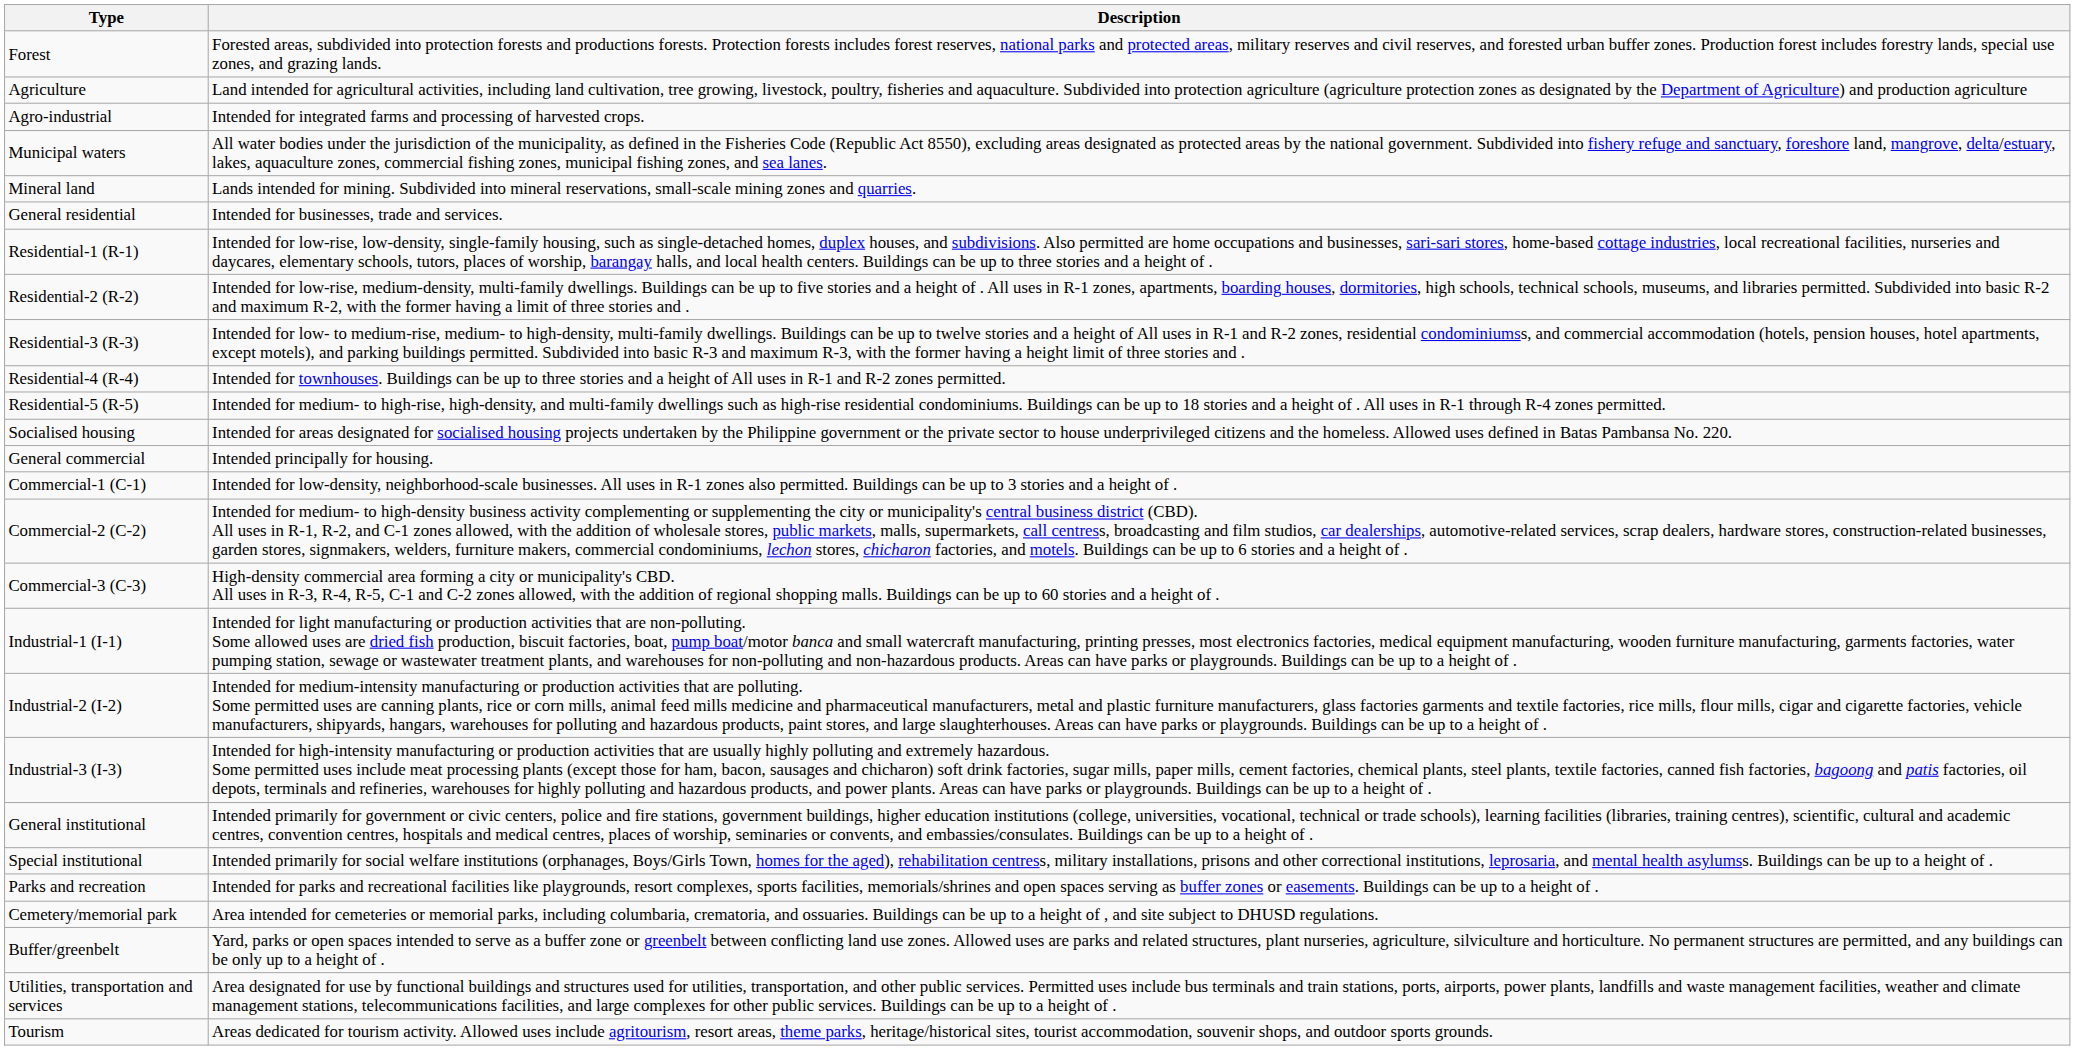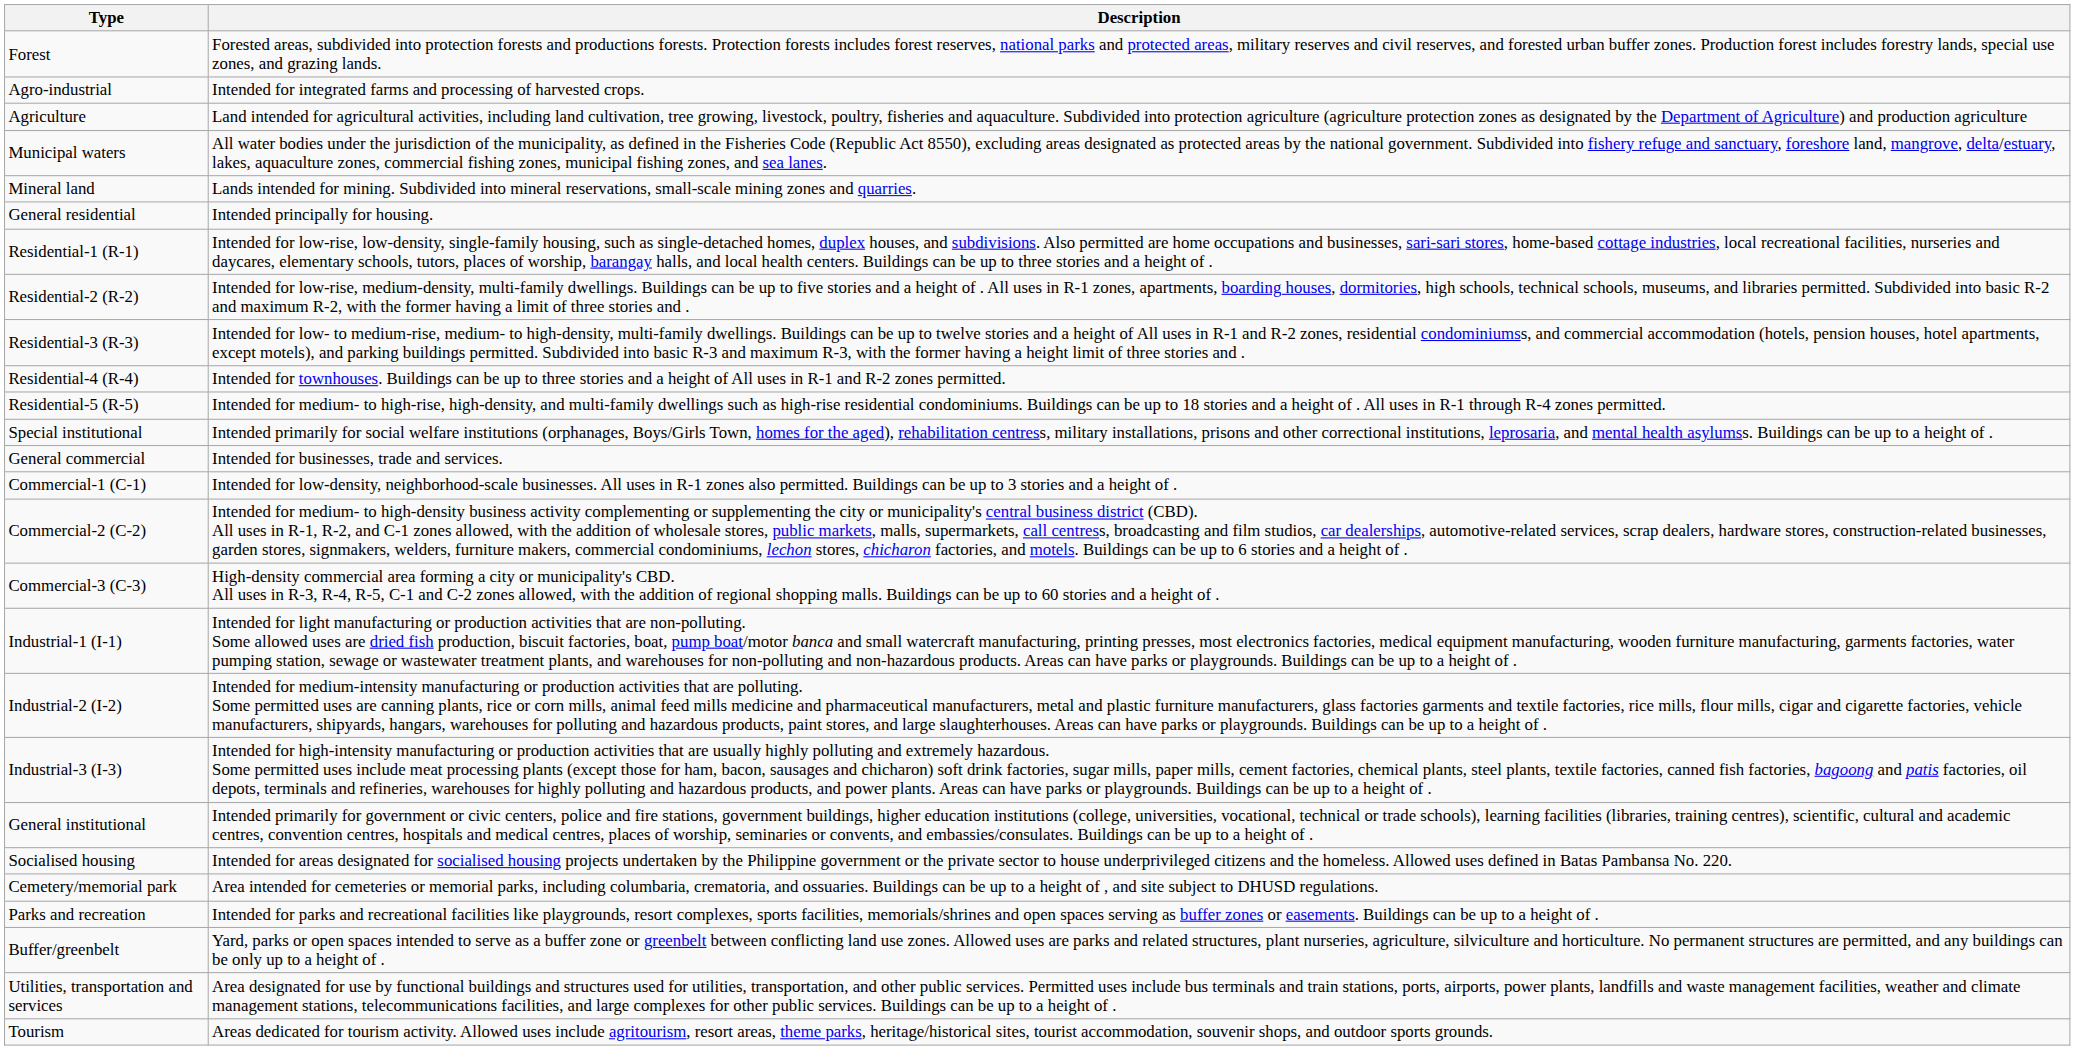rows swapped: (47, 90) <-> (60, 116)
(357, 215) Intended for businesses, trade and services. -> (323, 215) Intended principally for housing.
rows swapped: (72, 432) <-> (75, 860)
(323, 458) Intended principally for housing. -> (357, 458) Intended for businesses, trade and services.
rows swapped: (77, 887) <-> (93, 914)
